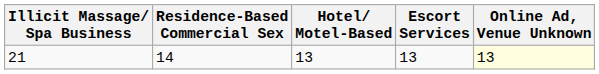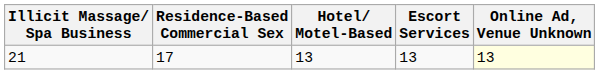(165, 57) 14 -> (165, 57) 17
